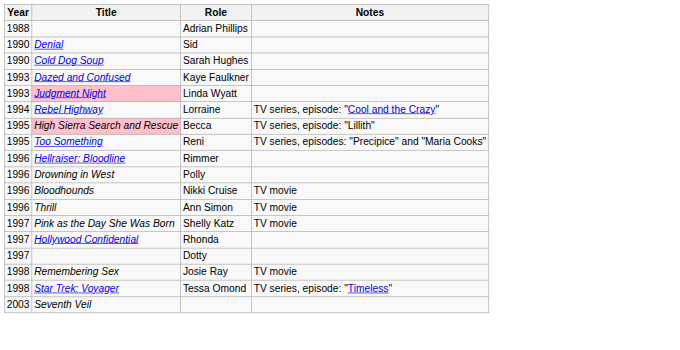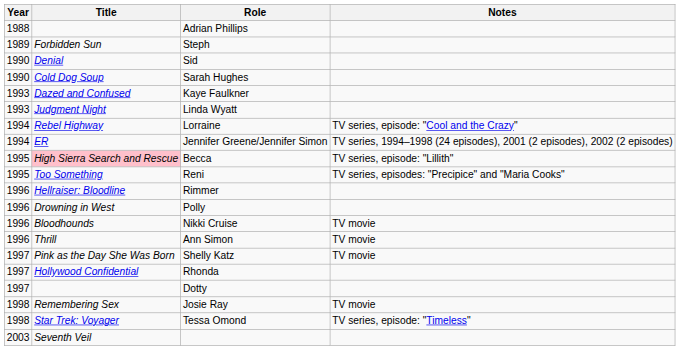+ row: (196, 45)
(70, 93) pink background -> (70, 110) no background
+ row: (255, 142)
